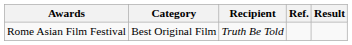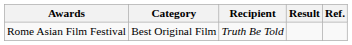columns swapped: (330, 13) <-> (299, 13)
